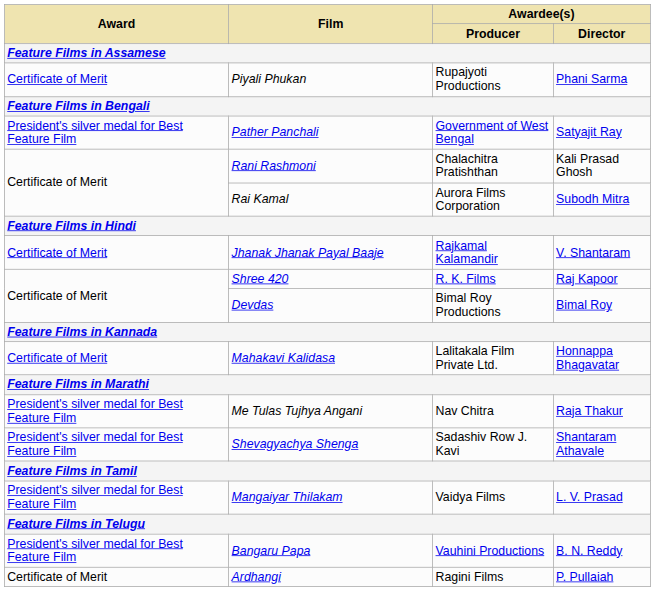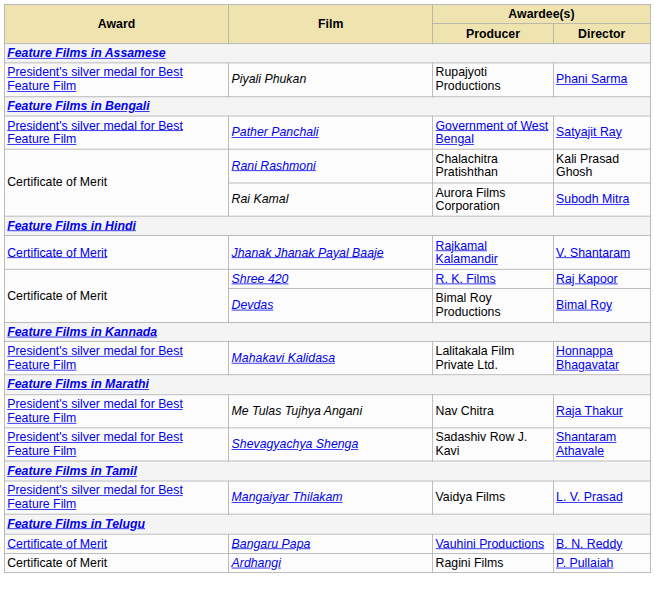(57, 79) Certificate of Merit -> (95, 79) President's silver medal for Best Feature Film
(57, 358) Certificate of Merit -> (95, 358) President's silver medal for Best Feature Film
(95, 550) President's silver medal for Best Feature Film -> (57, 543) Certificate of Merit
